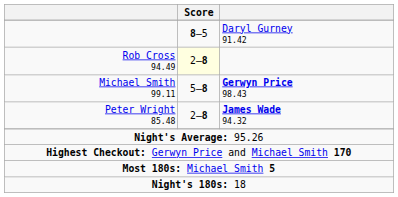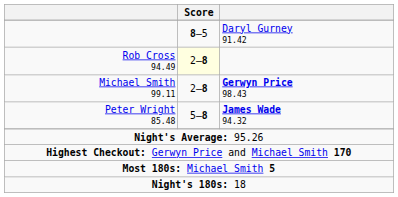(199, 88) 5–8 -> (199, 88) 2–8
(199, 115) 2–8 -> (199, 115) 5–8
